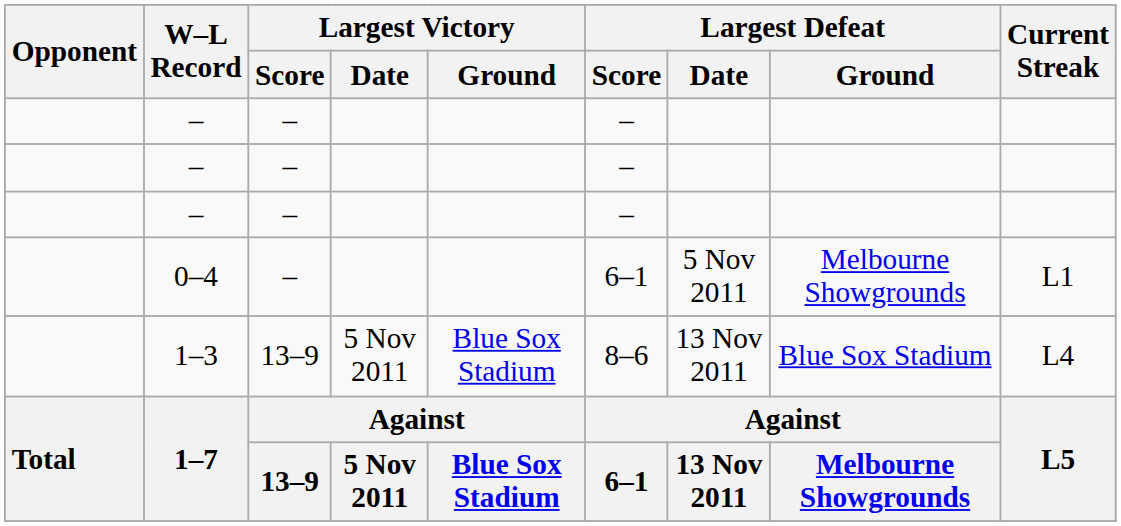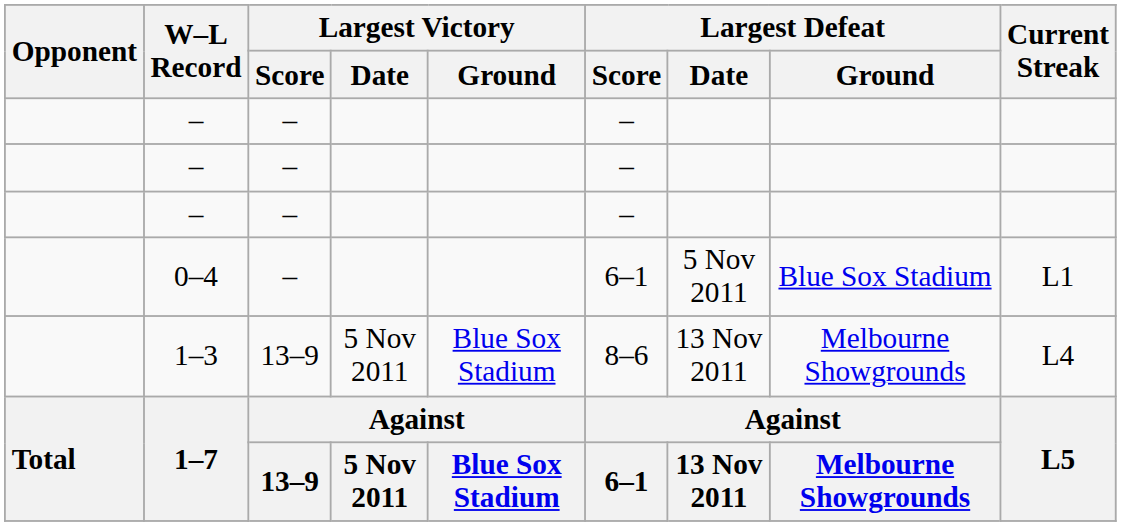(885, 276) Melbourne Showgrounds -> (885, 276) Blue Sox Stadium
(885, 355) Blue Sox Stadium -> (885, 355) Melbourne Showgrounds
